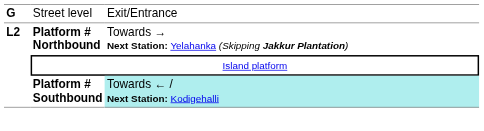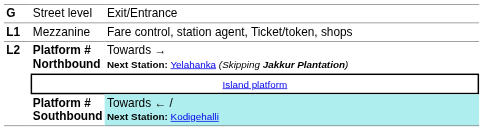+ row: (61, 32)
